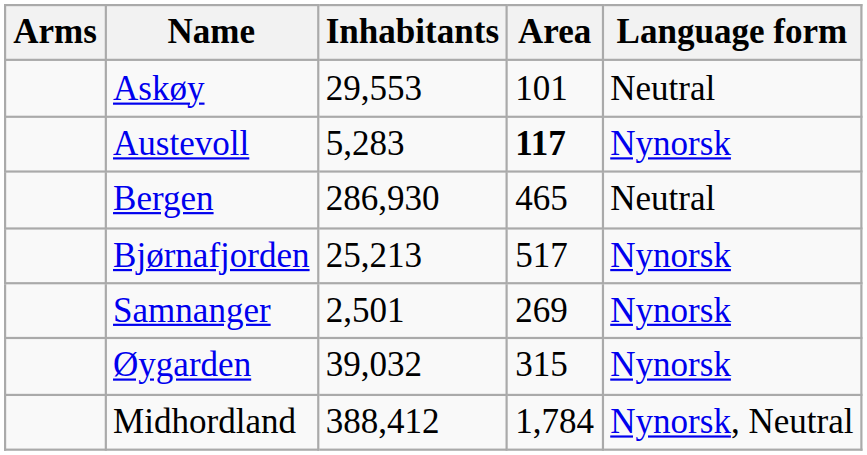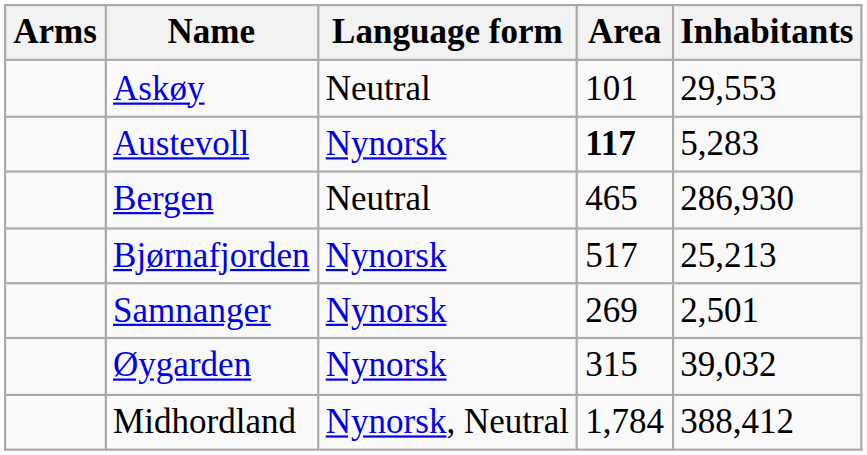columns swapped: (412, 32) <-> (732, 32)
